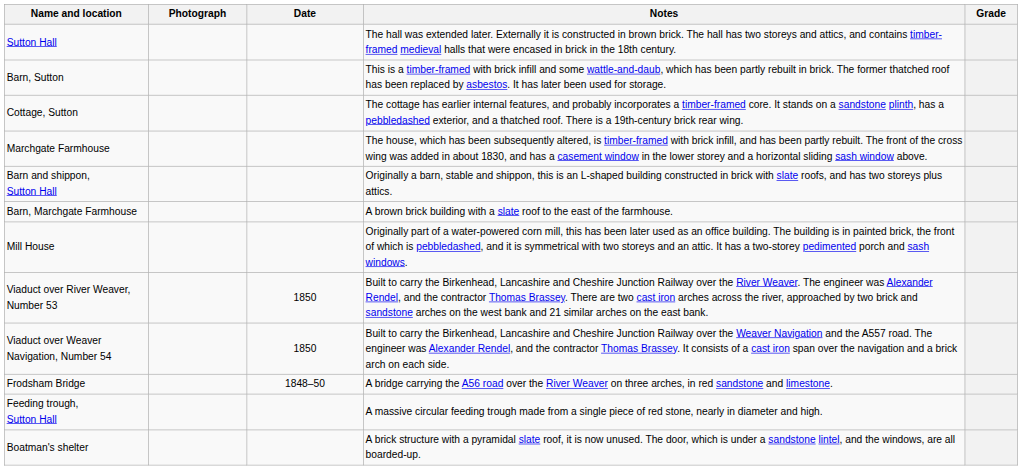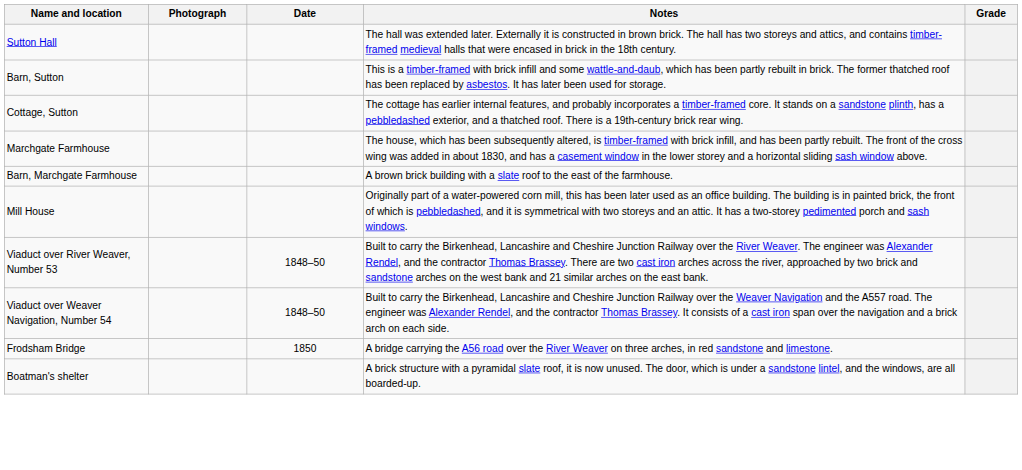- row: (48, 184)
(305, 298) 1850 -> (305, 262) 1848–50
(305, 348) 1850 -> (305, 313) 1848–50
(305, 384) 1848–50 -> (305, 348) 1850
- row: (43, 412)
